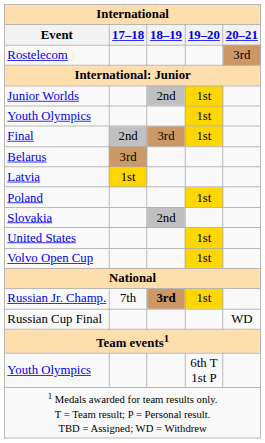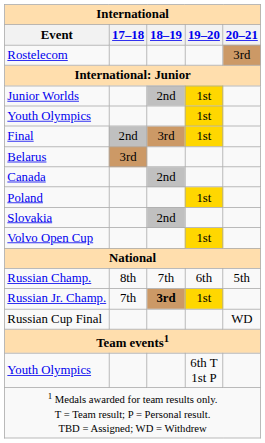+ row: (27, 177)
- row: (24, 177)
- row: (42, 237)
+ row: (49, 278)
